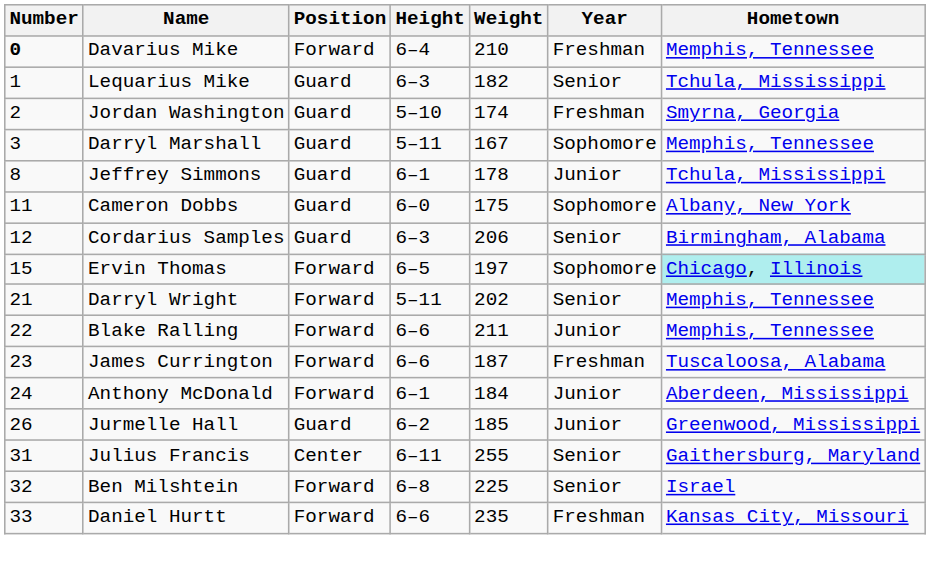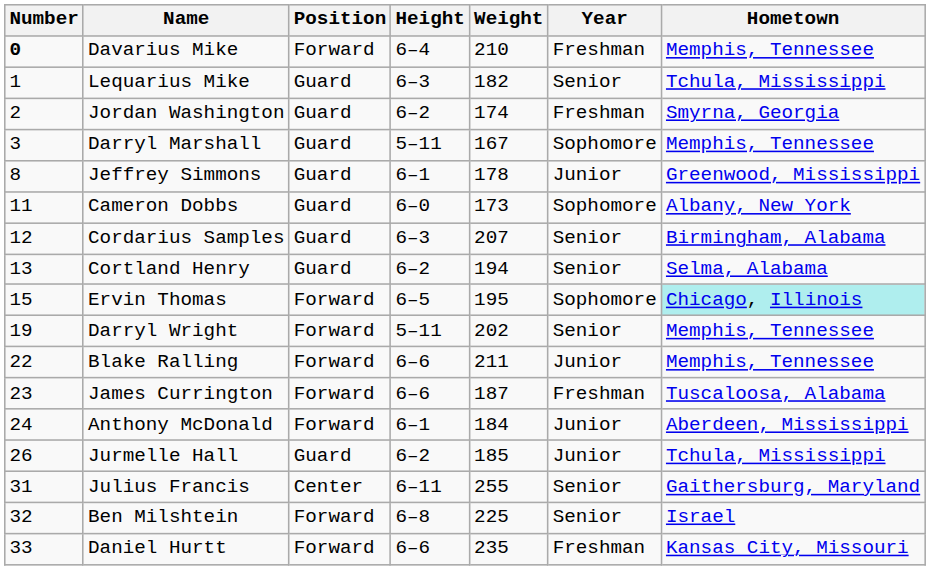(419, 114) 5–10 -> (413, 114) 6–2
(776, 176) Tchula, Mississippi -> (793, 176) Greenwood, Mississippi
(491, 207) 175 -> (491, 207) 173
(491, 238) 206 -> (491, 238) 207
+ row: (169, 269)
(491, 269) 197 -> (491, 301) 195
(21, 301) 21 -> (21, 332) 19
(793, 425) Greenwood, Mississippi -> (776, 456) Tchula, Mississippi
